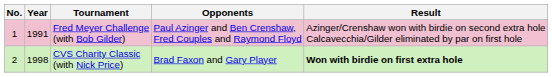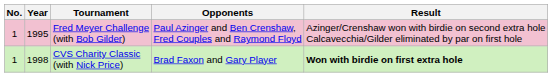(38, 33) 1991 -> (38, 33) 1995
(14, 59) 2 -> (14, 59) 1
